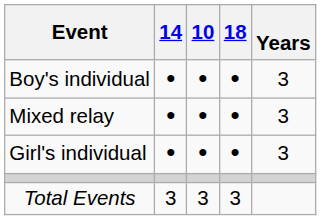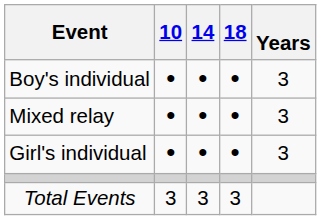columns swapped: (203, 32) <-> (171, 32)
